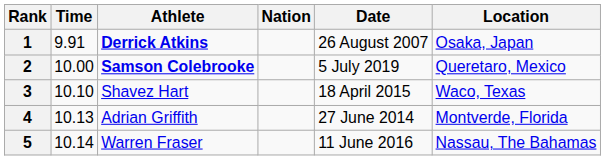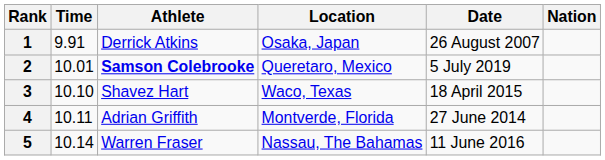columns swapped: (286, 17) <-> (516, 17)
(155, 42) bold -> (150, 42) normal
(74, 67) 10.00 -> (74, 67) 10.01
(74, 117) 10.13 -> (73, 117) 10.11
